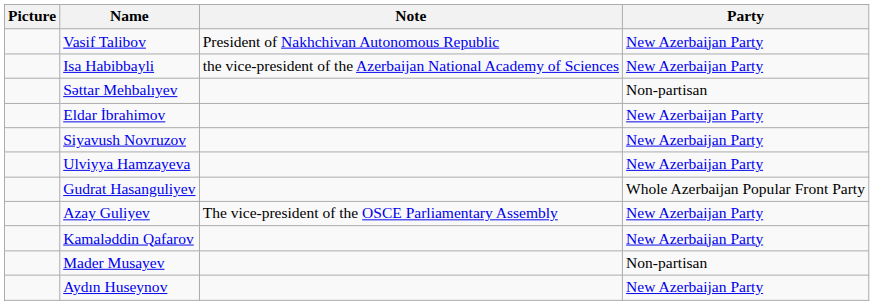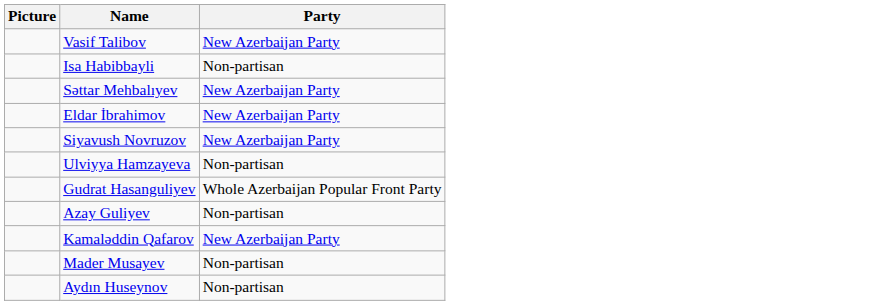- column: (411, 16)
(695, 66) New Azerbaijan Party -> (243, 66) Non-partisan
(667, 90) Non-partisan -> (271, 90) New Azerbaijan Party
(695, 164) New Azerbaijan Party -> (243, 164) Non-partisan
(695, 213) New Azerbaijan Party -> (243, 213) Non-partisan
(695, 287) New Azerbaijan Party -> (243, 287) Non-partisan
